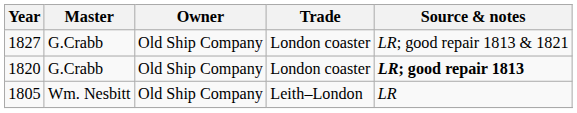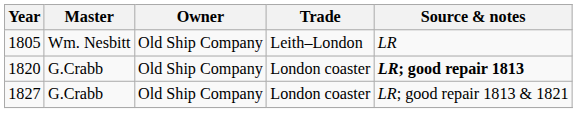rows swapped: (24, 94) <-> (24, 42)
